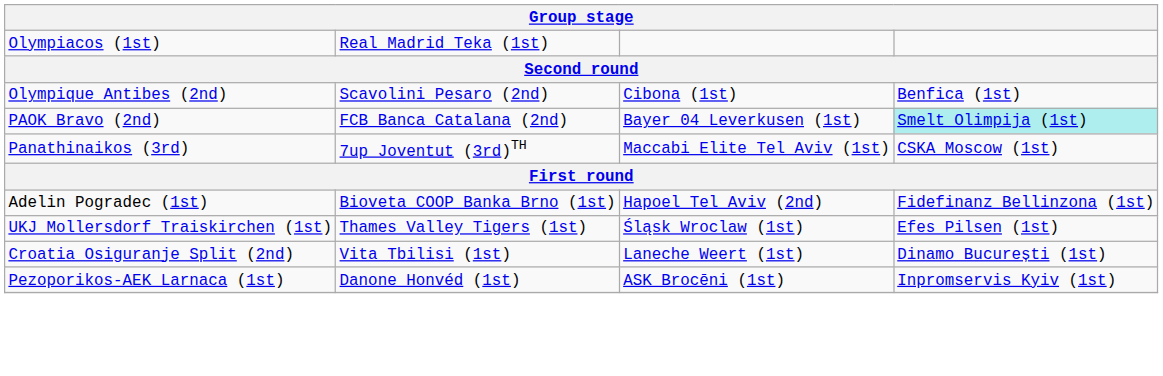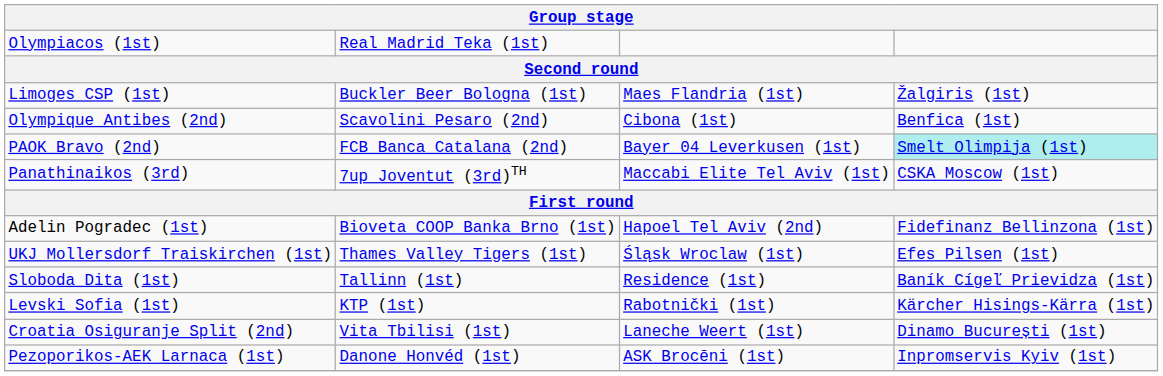+ row: (89, 95)
+ row: (94, 280)
+ row: (94, 306)
